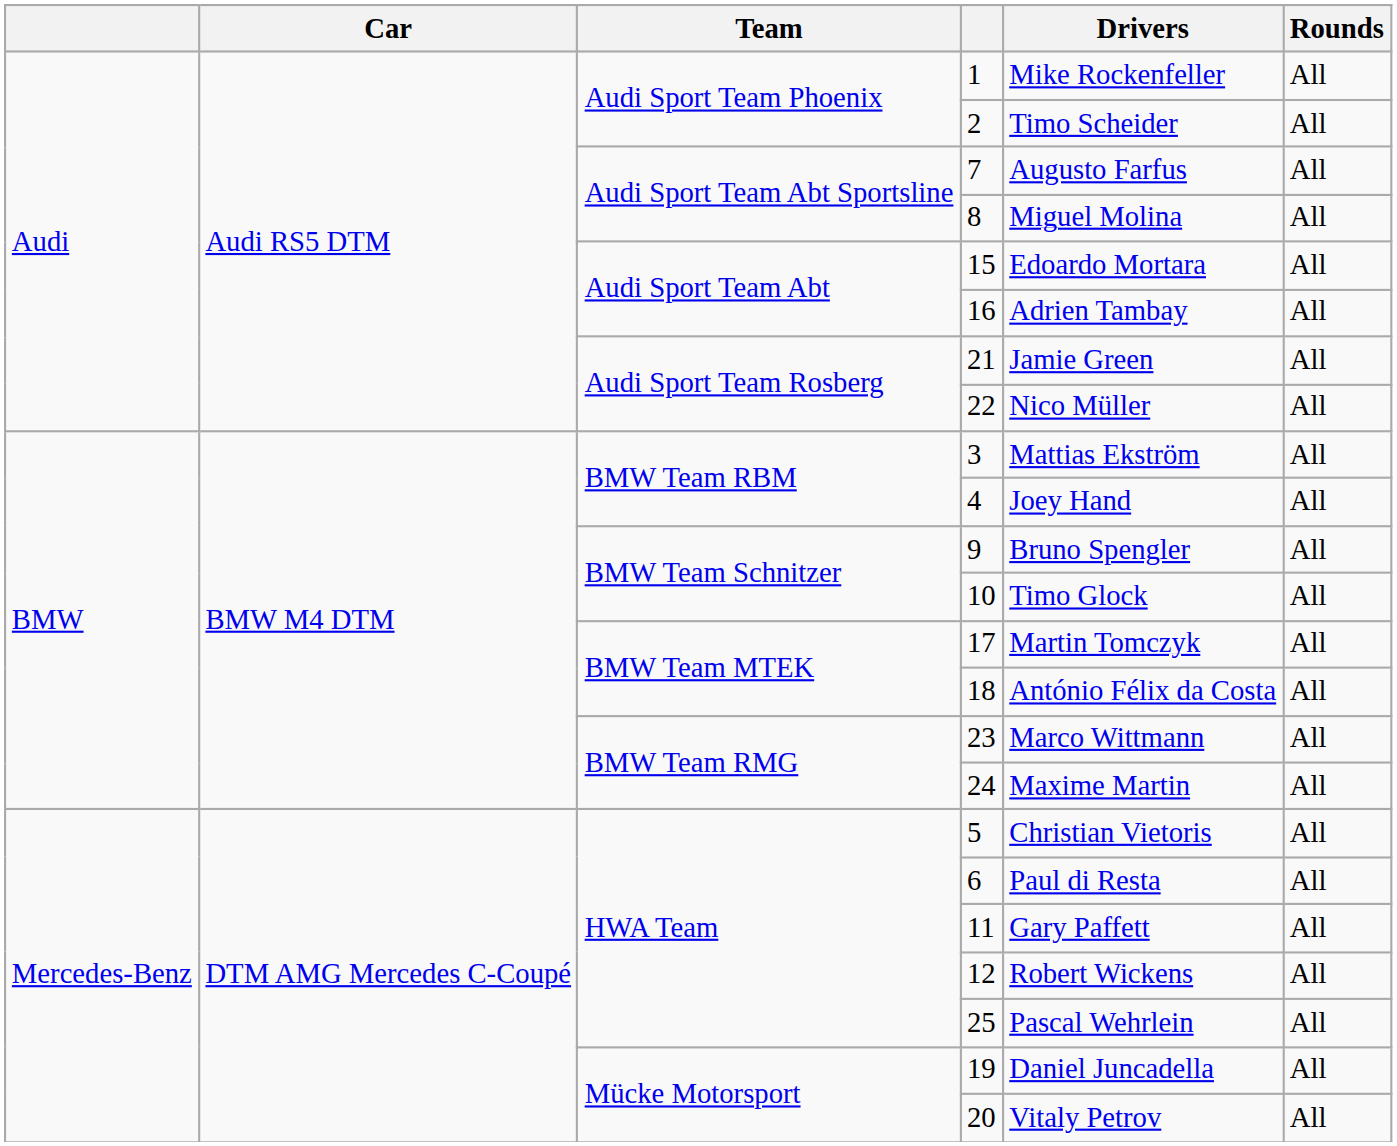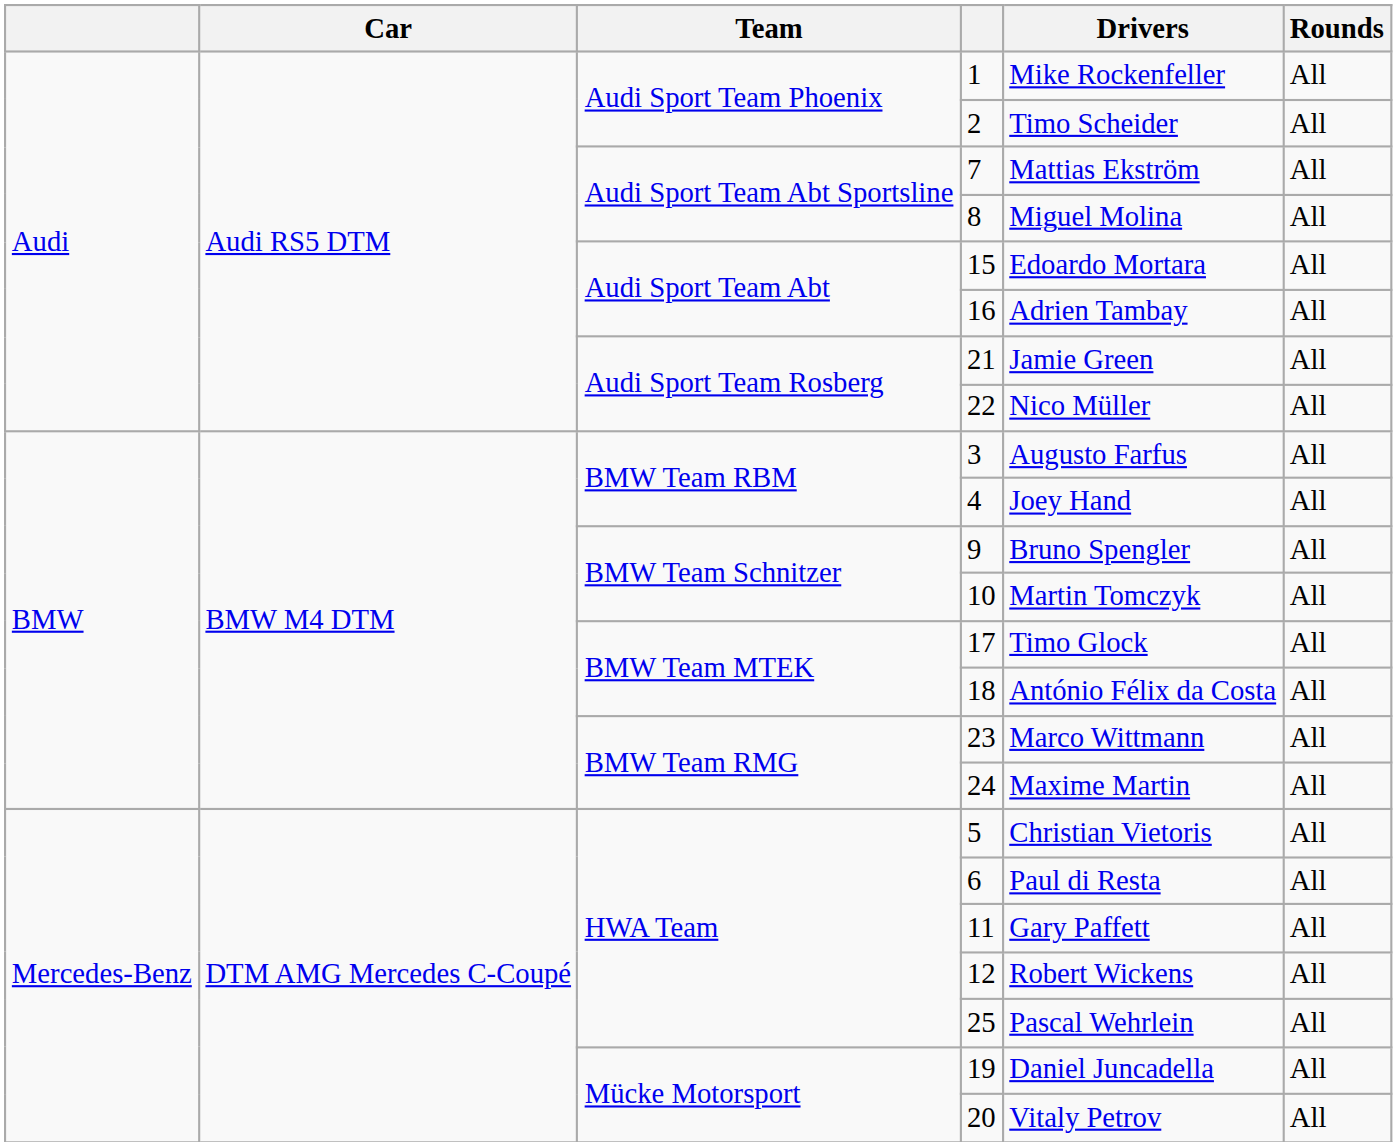(1098, 169) Augusto Farfus -> (1104, 169) Mattias Ekström
(1104, 453) Mattias Ekström -> (1098, 453) Augusto Farfus
(1078, 595) Timo Glock -> (1105, 595) Martin Tomczyk
(1105, 643) Martin Tomczyk -> (1078, 643) Timo Glock
